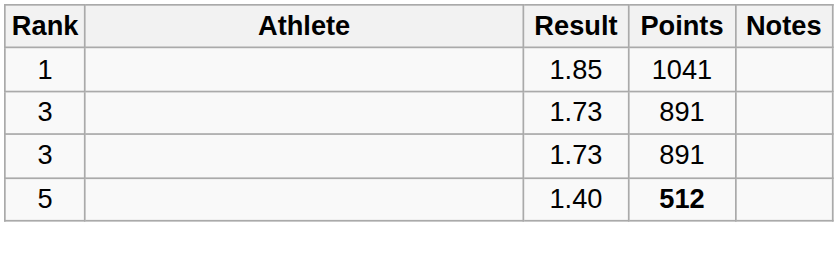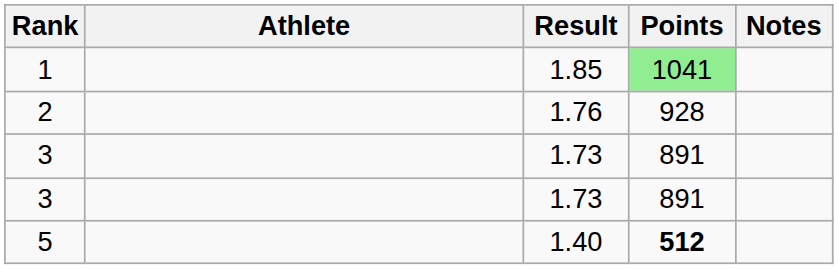(682, 69) no background -> (682, 69) lightgreen background
+ row: (45, 112)
